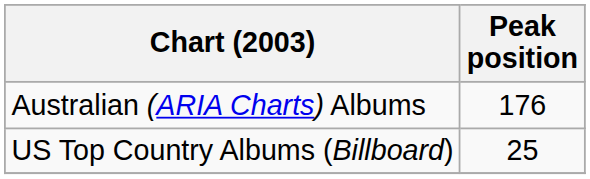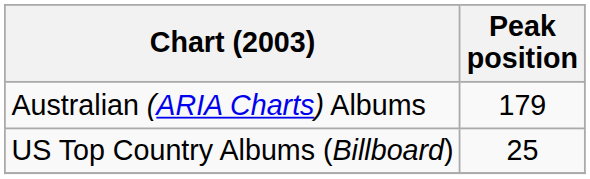(522, 104) 176 -> (522, 104) 179
